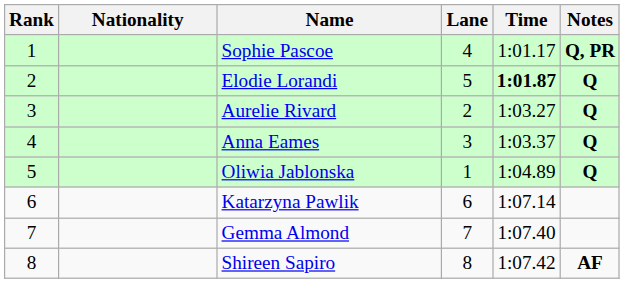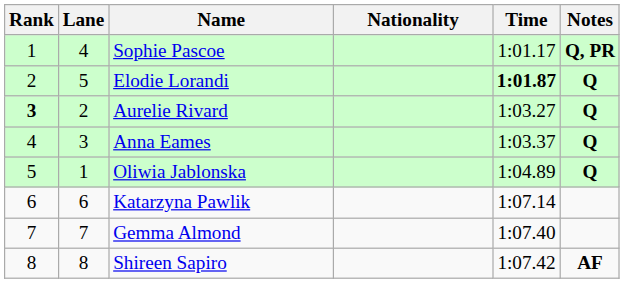columns swapped: (467, 19) <-> (138, 19)
(31, 111) normal -> (31, 111) bold
